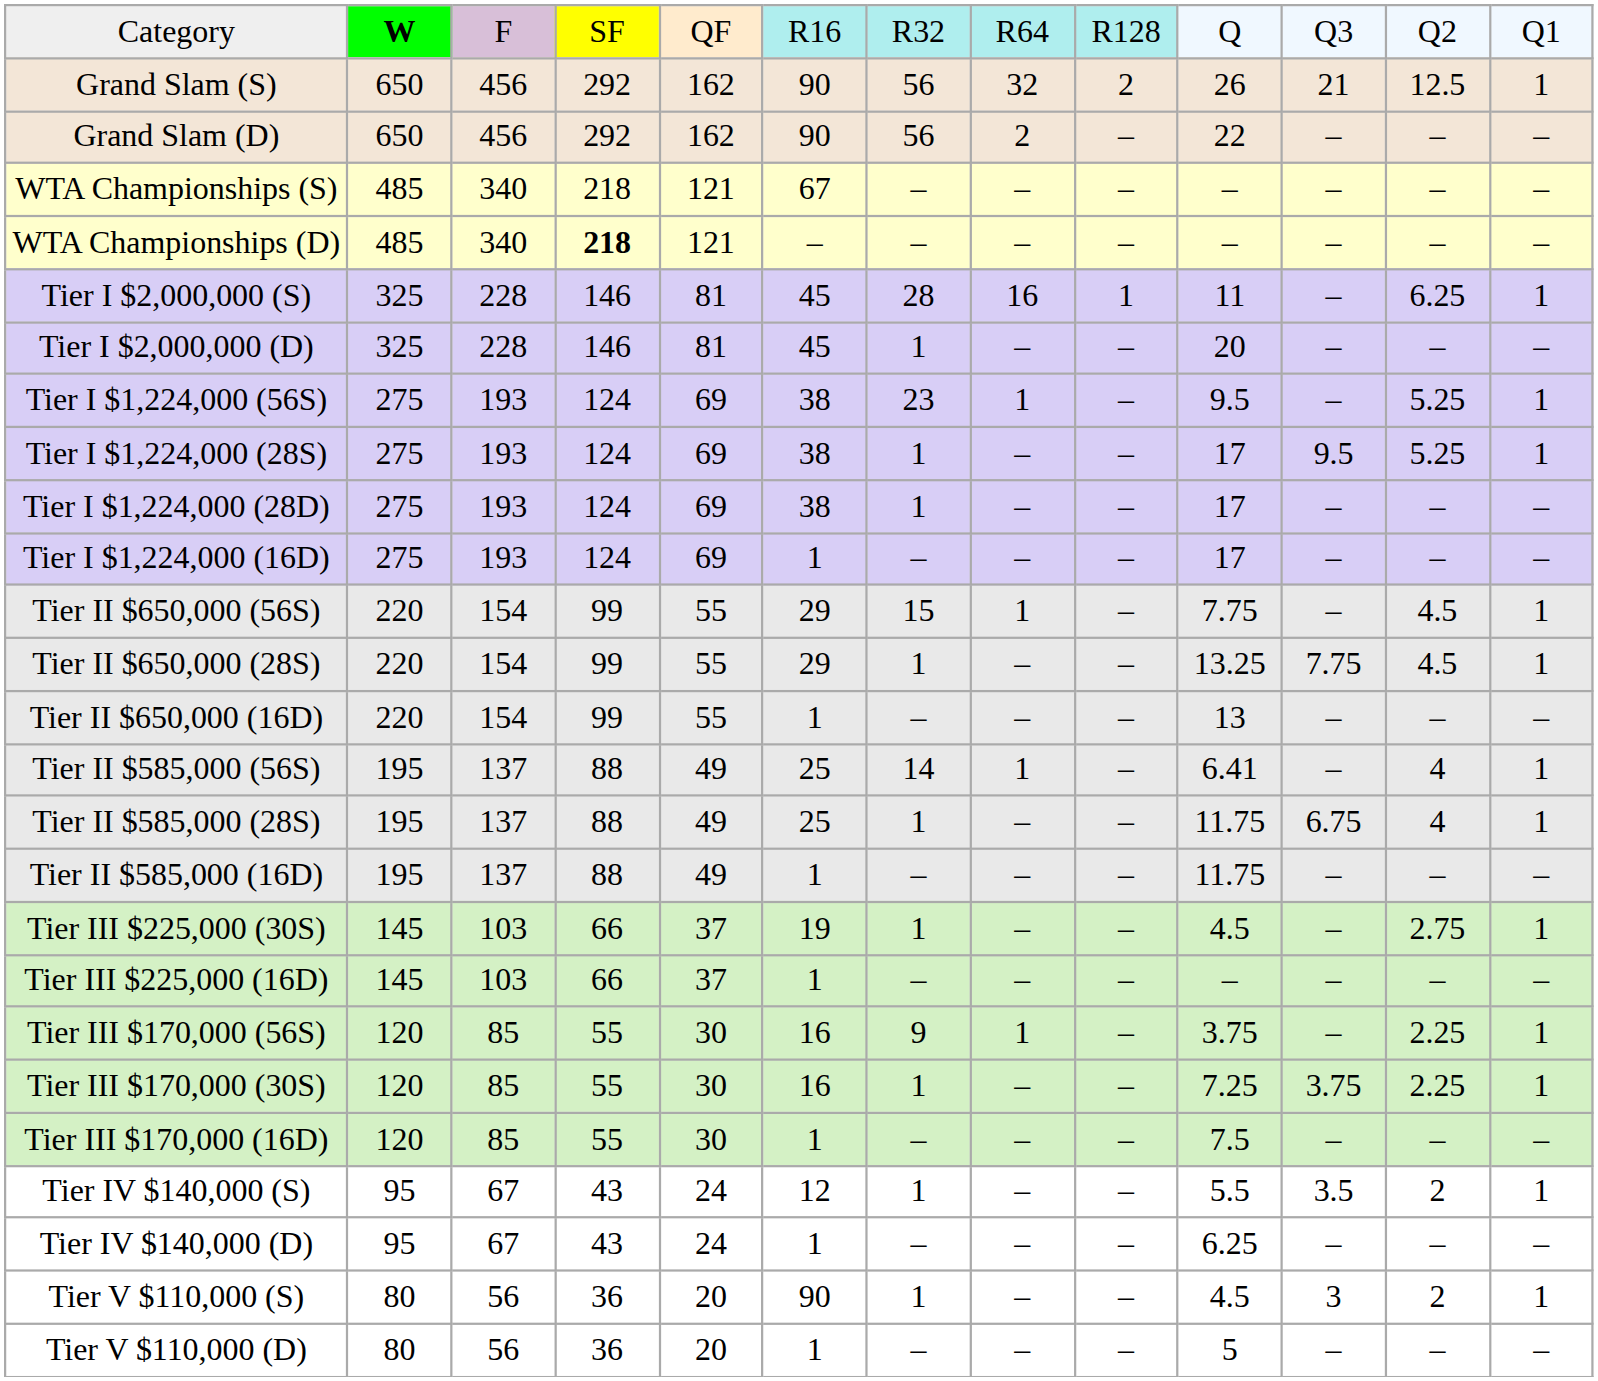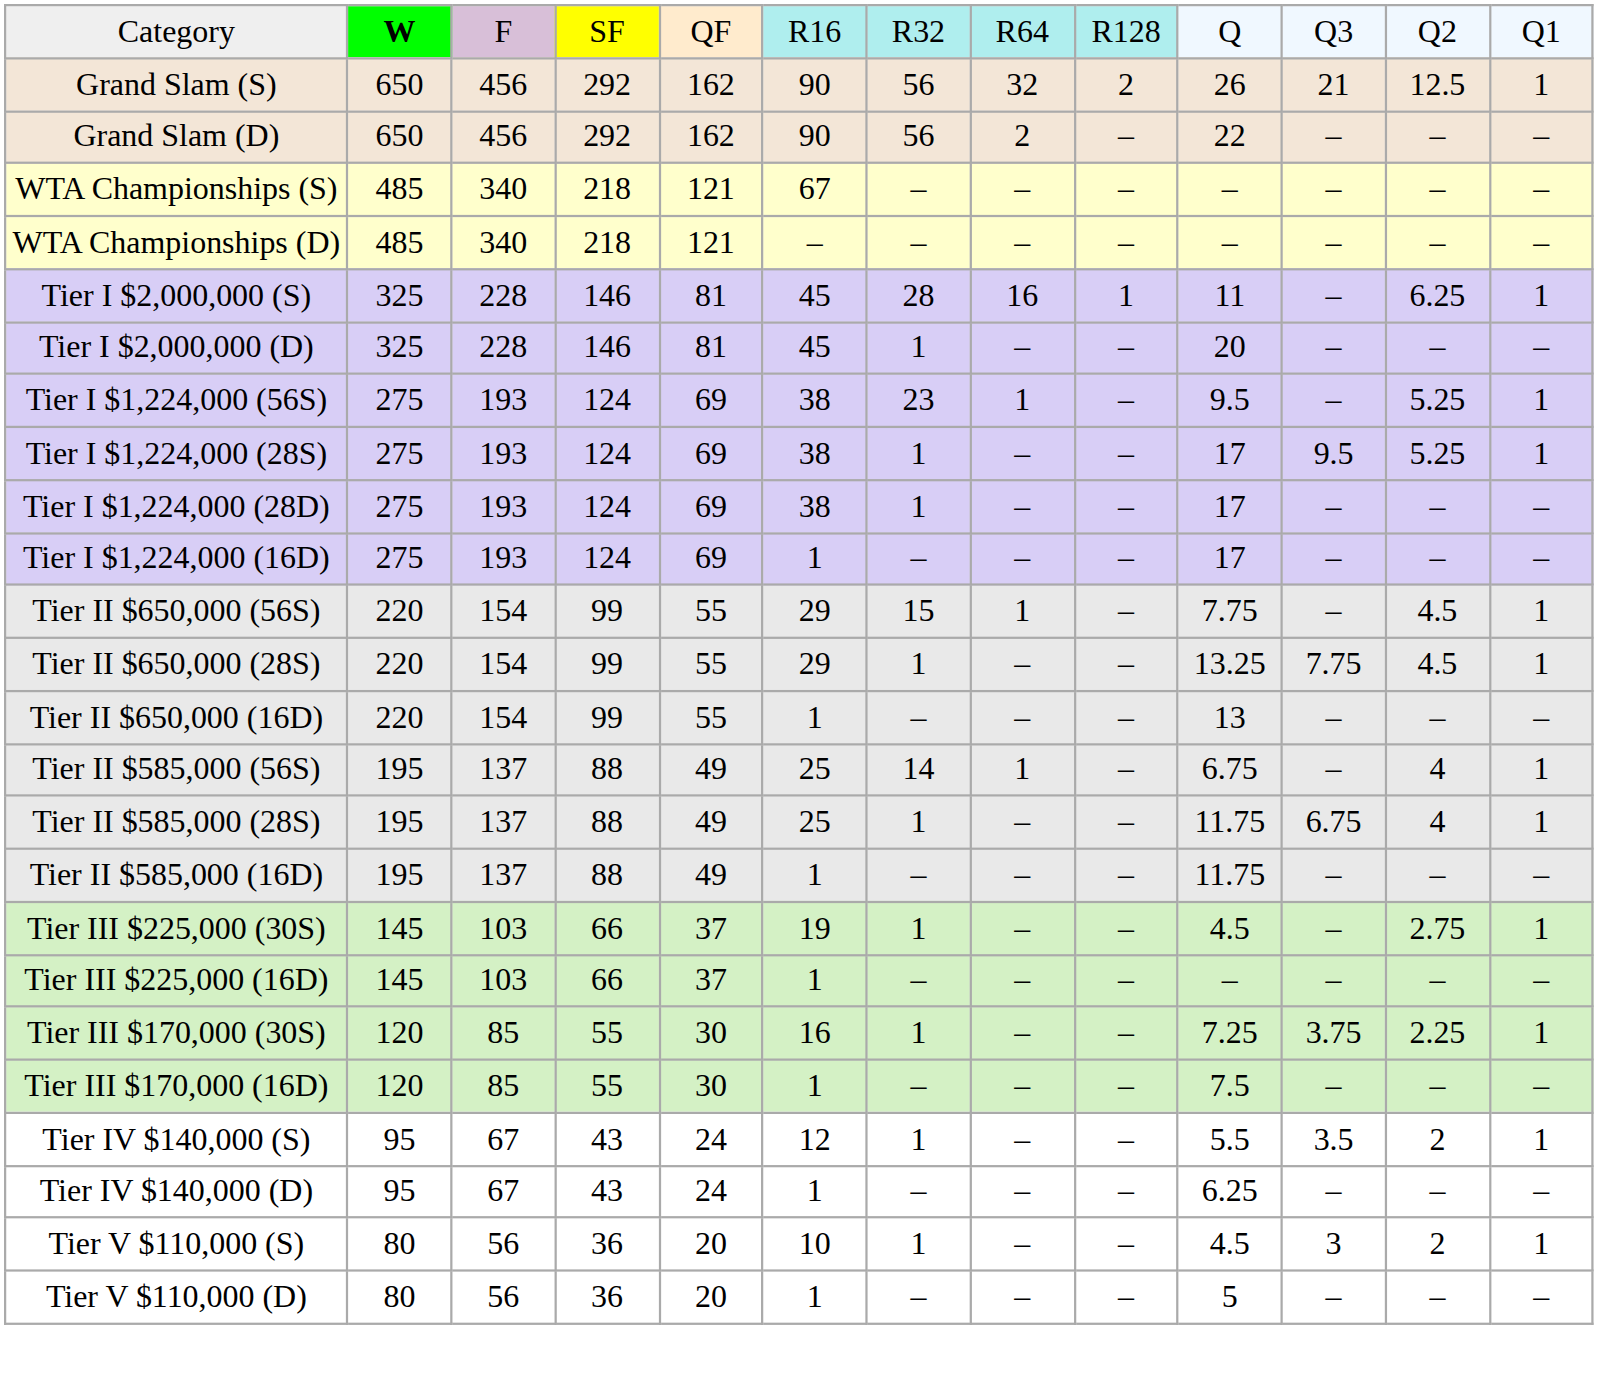(607, 242) bold -> (607, 242) normal
(1230, 769) 6.41 -> (1230, 769) 6.75
- row: (176, 1033)
(815, 1296) 90 -> (815, 1243) 10
